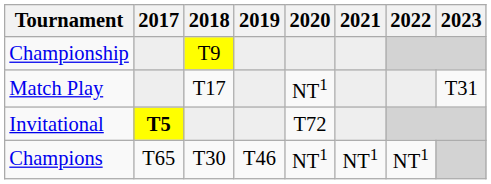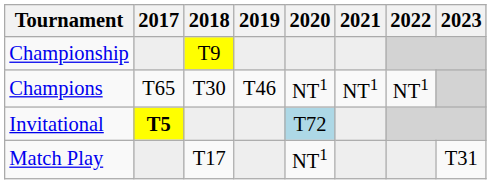rows swapped: (56, 88) <-> (56, 158)
(310, 123) no background -> (310, 123) lightblue background
